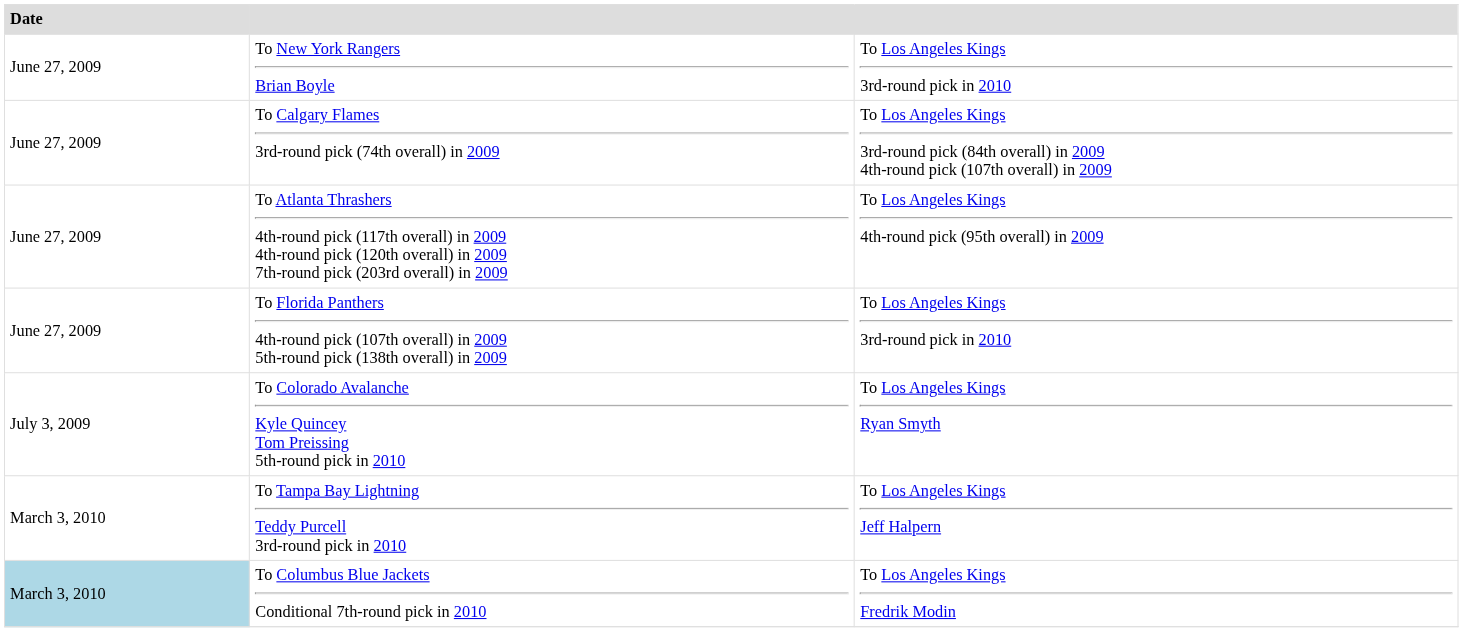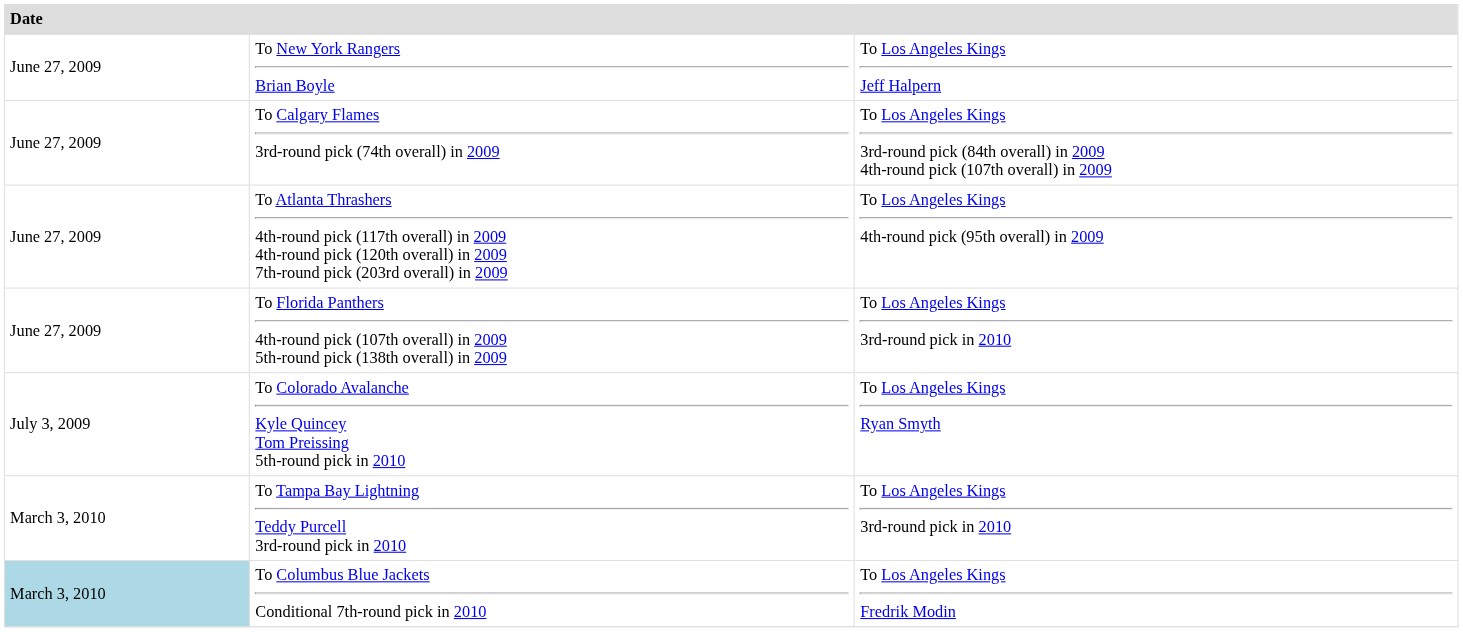(1156, 67) To Los Angeles Kings 3rd-round pick in 2010 -> (1156, 67) To Los Angeles Kings Jeff Halpern
(1156, 508) To Los Angeles Kings Jeff Halpern -> (1156, 508) To Los Angeles Kings 3rd-round pick in 2010
